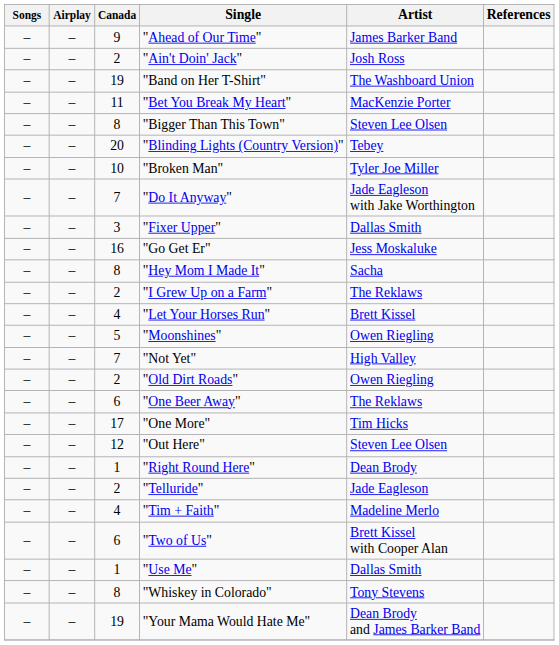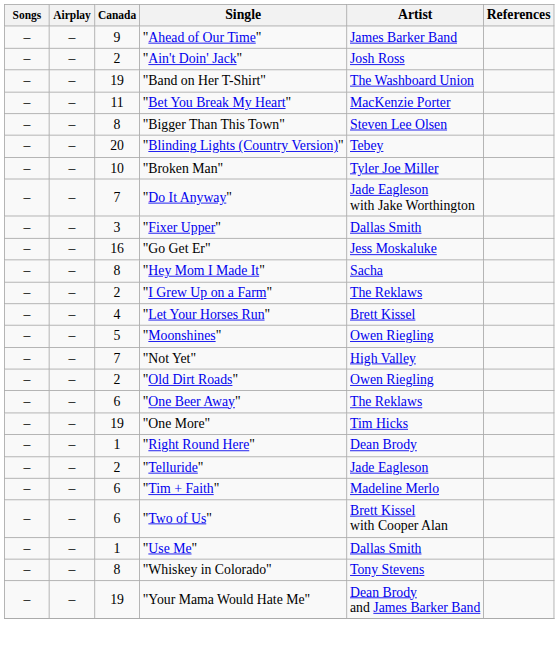(117, 423) 17 -> (117, 423) 19
- row: (174, 445)
(117, 510) 4 -> (117, 489) 6
